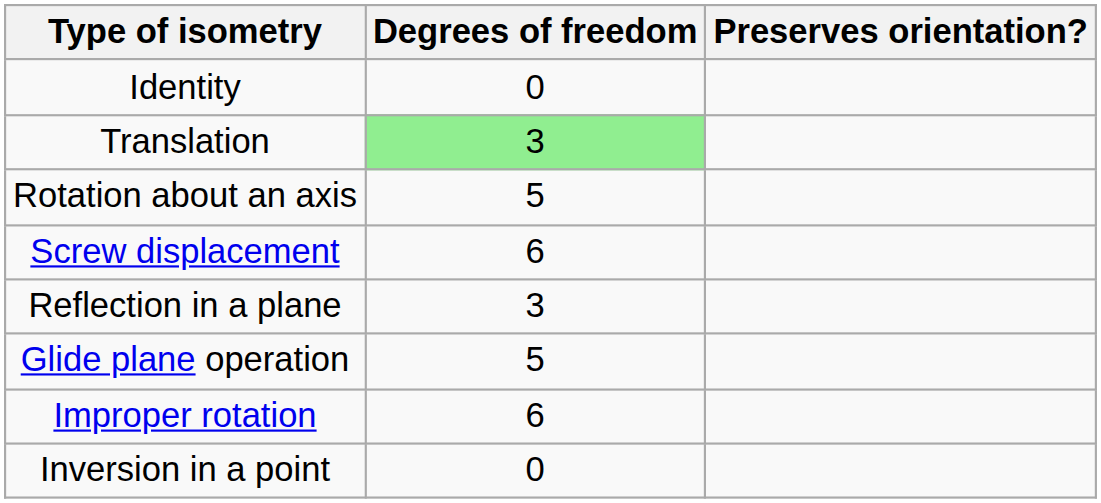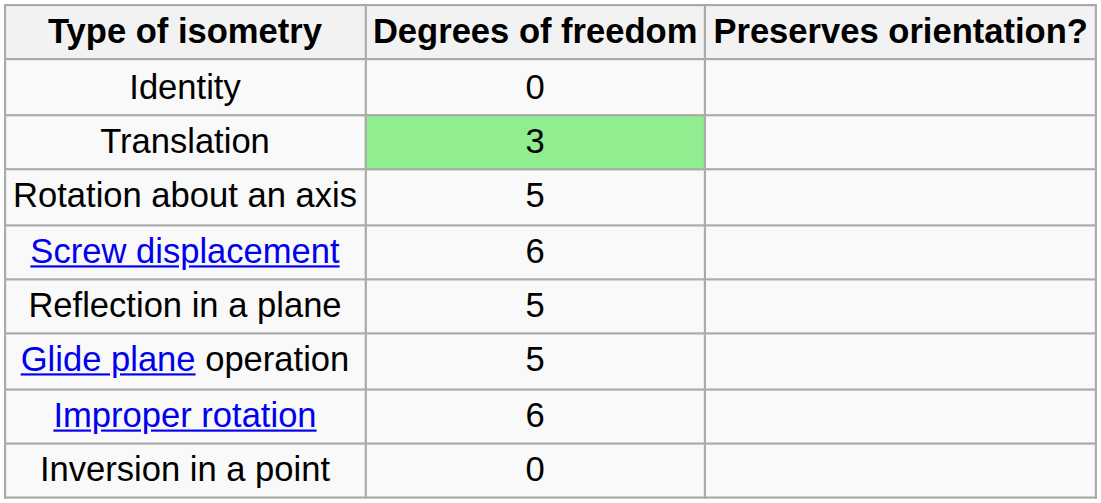(535, 305) 3 -> (535, 305) 5
